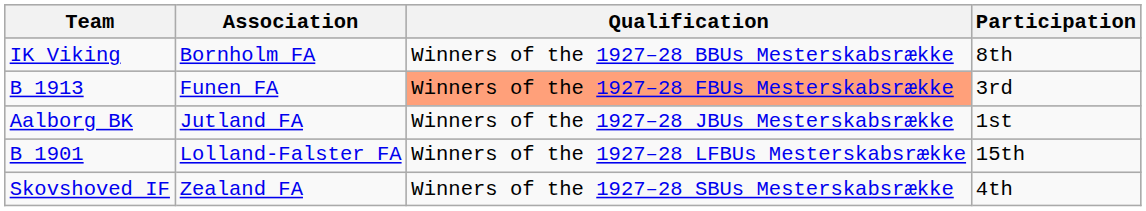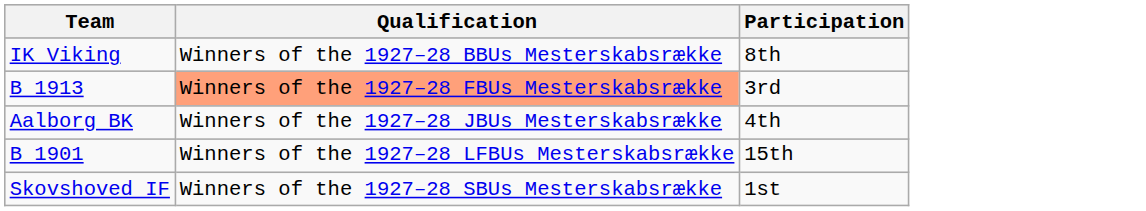- column: (291, 22)
(994, 122) 1st -> (763, 122) 4th
(994, 189) 4th -> (763, 189) 1st
